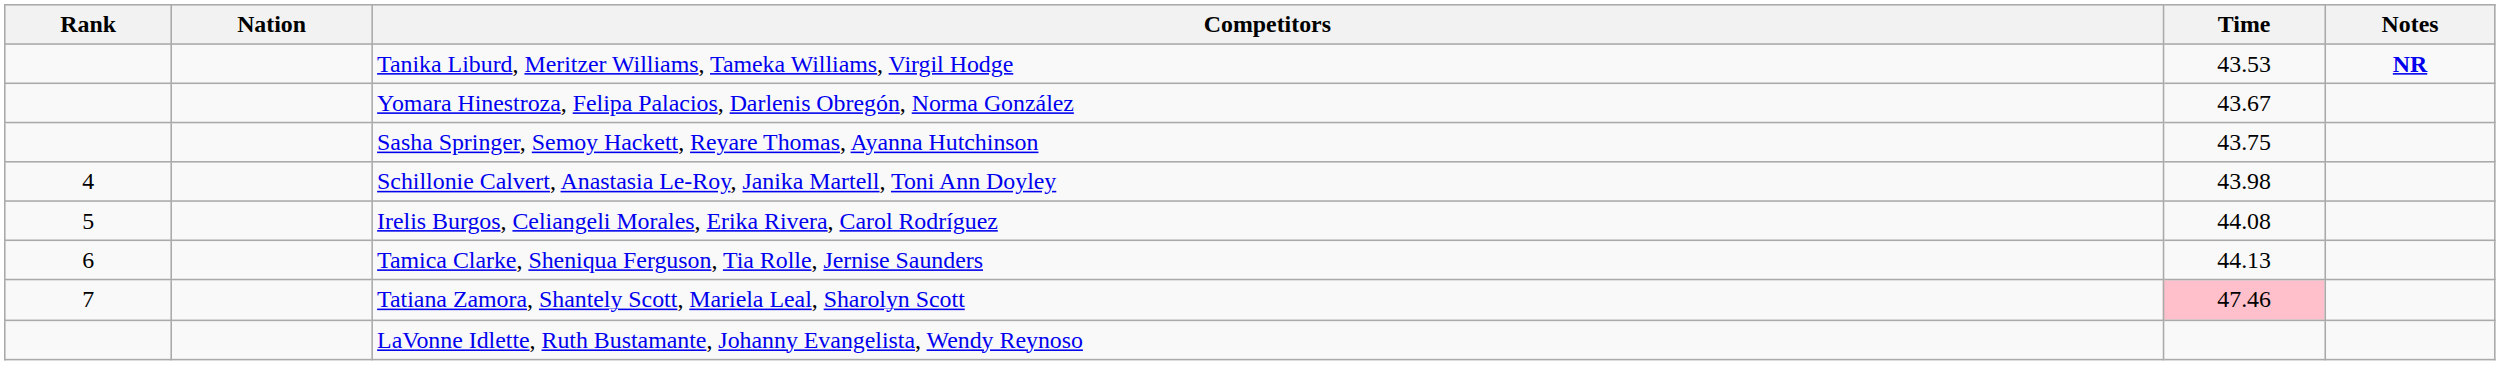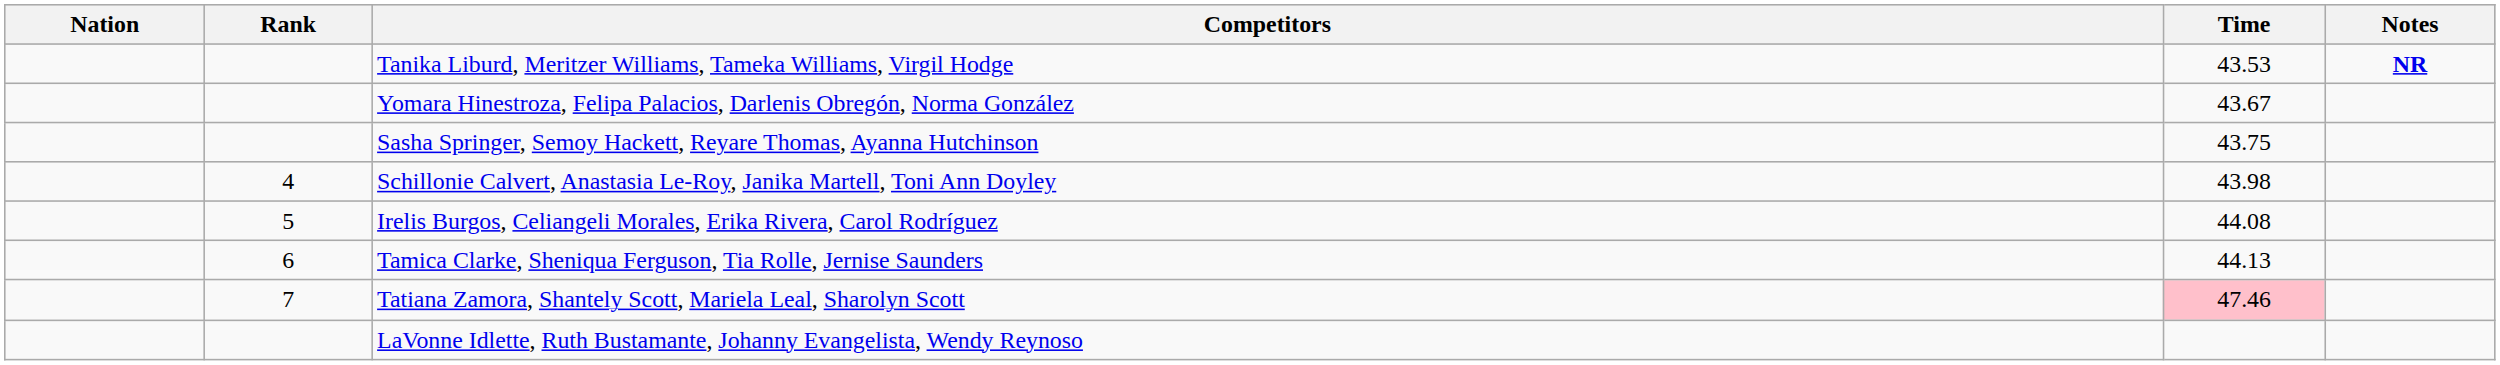columns swapped: (88, 24) <-> (272, 24)
